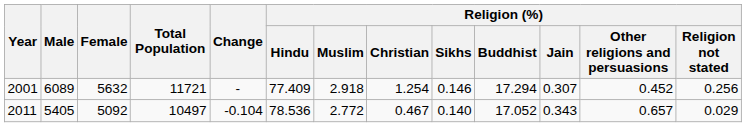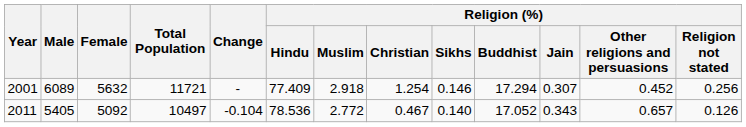(721, 110) 0.029 -> (721, 110) 0.126
